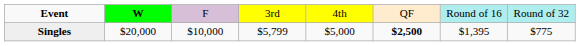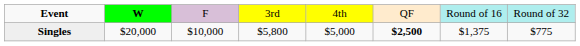(272, 32) $5,799 -> (272, 32) $5,800
(474, 32) $1,395 -> (474, 32) $1,375
